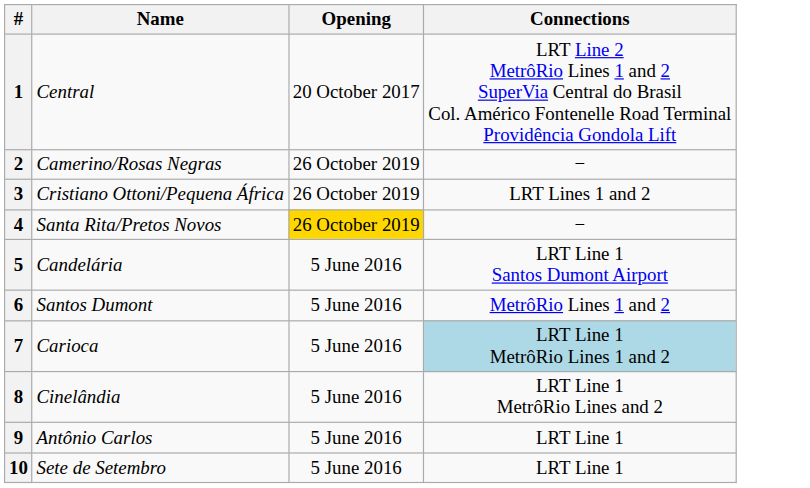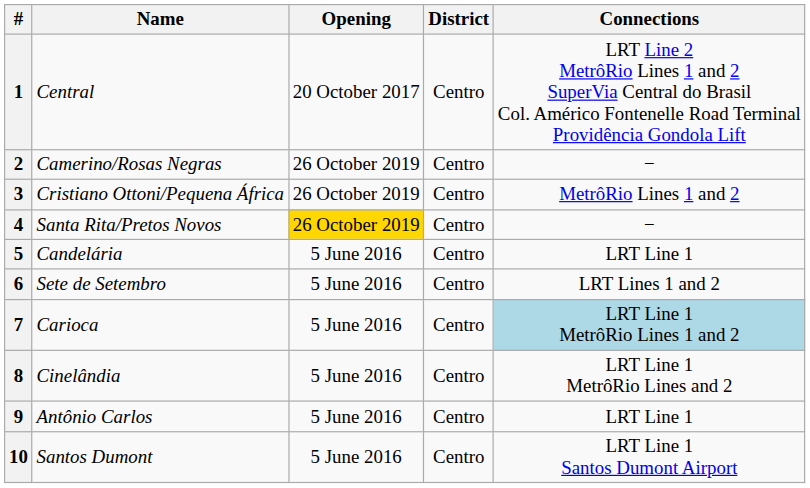+ column: (459, 19)
(580, 194) LRT Lines 1 and 2 -> (649, 194) MetrôRio Lines 1 and 2
(580, 264) LRT Line 1 Santos Dumont Airport -> (649, 254) LRT Line 1
(94, 305) Santos Dumont -> (101, 284) Sete de Setembro
(580, 305) MetrôRio Lines 1 and 2 -> (649, 284) LRT Lines 1 and 2
(101, 467) Sete de Setembro -> (94, 456) Santos Dumont
(580, 467) LRT Line 1 -> (649, 456) LRT Line 1 Santos Dumont Airport
